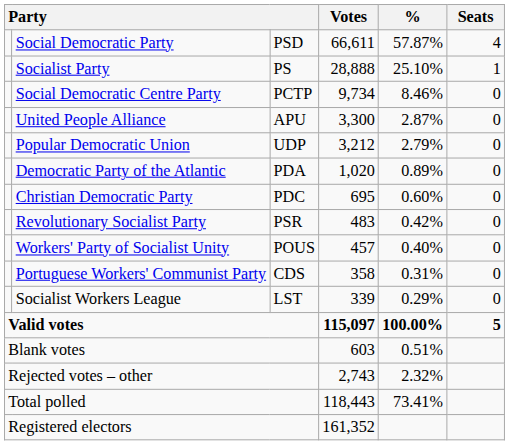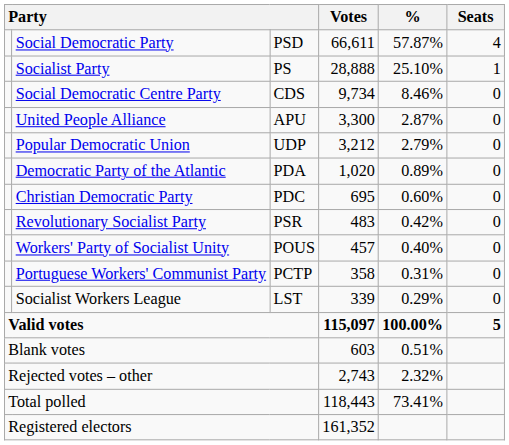(293, 94) PCTP -> (289, 94) CDS
(289, 273) CDS -> (293, 273) PCTP
